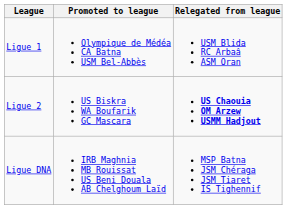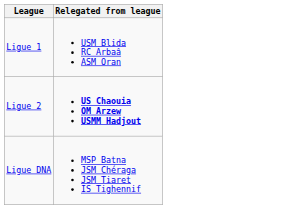- column: (113, 11)
